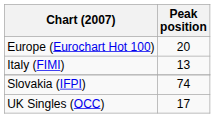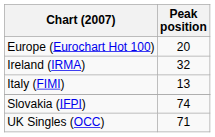+ row: (46, 65)
(183, 103) 17 -> (183, 122) 71
